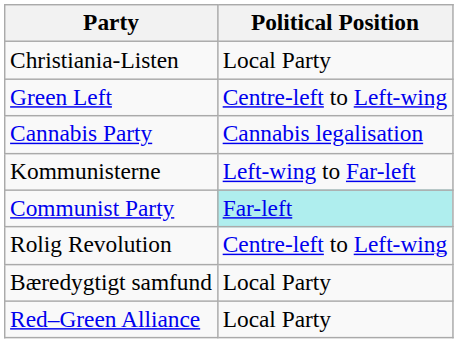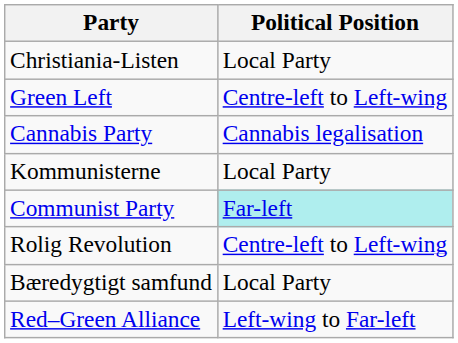(319, 171) Left-wing to Far-left -> (277, 171) Local Party
(277, 319) Local Party -> (319, 319) Left-wing to Far-left
